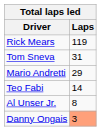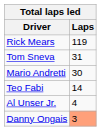(77, 73) 29 -> (77, 73) 30
(74, 103) 8 -> (74, 103) 4
